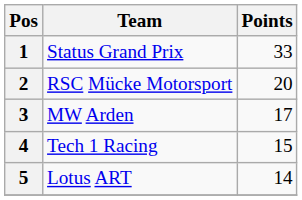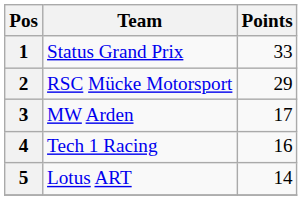(283, 83) 20 -> (283, 83) 29
(283, 146) 15 -> (283, 146) 16
